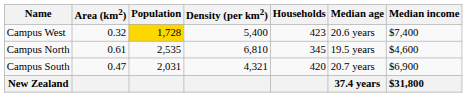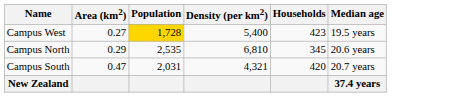- column: (424, 14)
(117, 32) 0.32 -> (117, 32) 0.27
(353, 32) 20.6 years -> (353, 32) 19.5 years
(117, 49) 0.61 -> (117, 49) 0.29
(353, 49) 19.5 years -> (353, 49) 20.6 years
